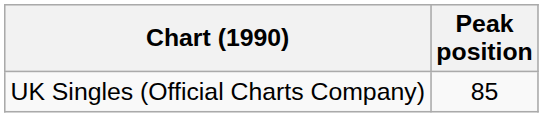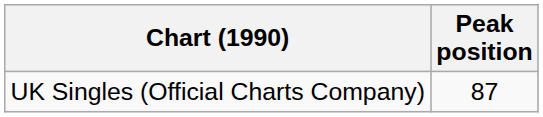(485, 91) 85 -> (485, 91) 87
